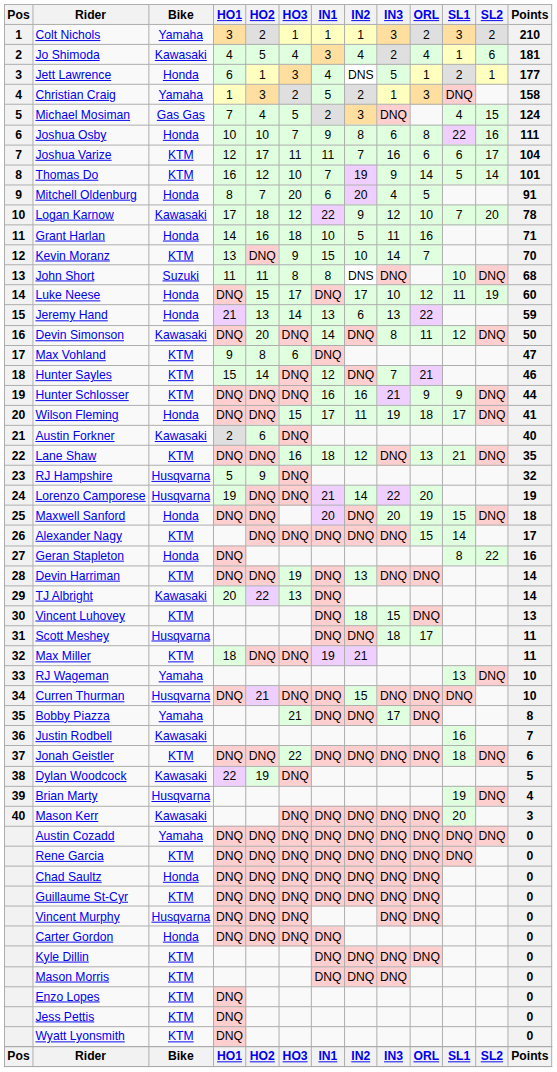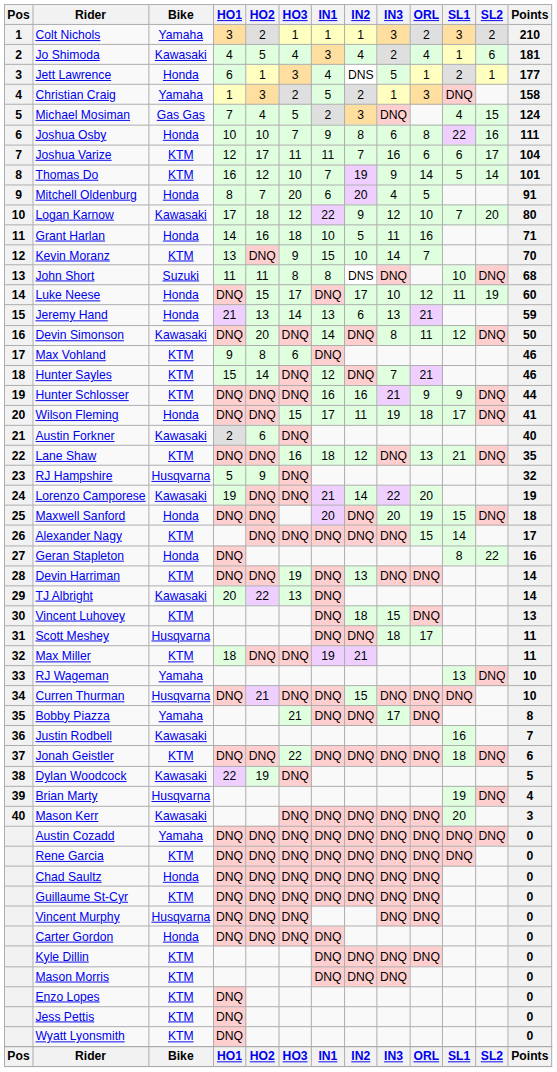(530, 215) 78 -> (530, 215) 80
(426, 315) 22 -> (426, 315) 21
(530, 355) 47 -> (530, 355) 46
(181, 495) Husqvarna -> (181, 495) Kawasaki
